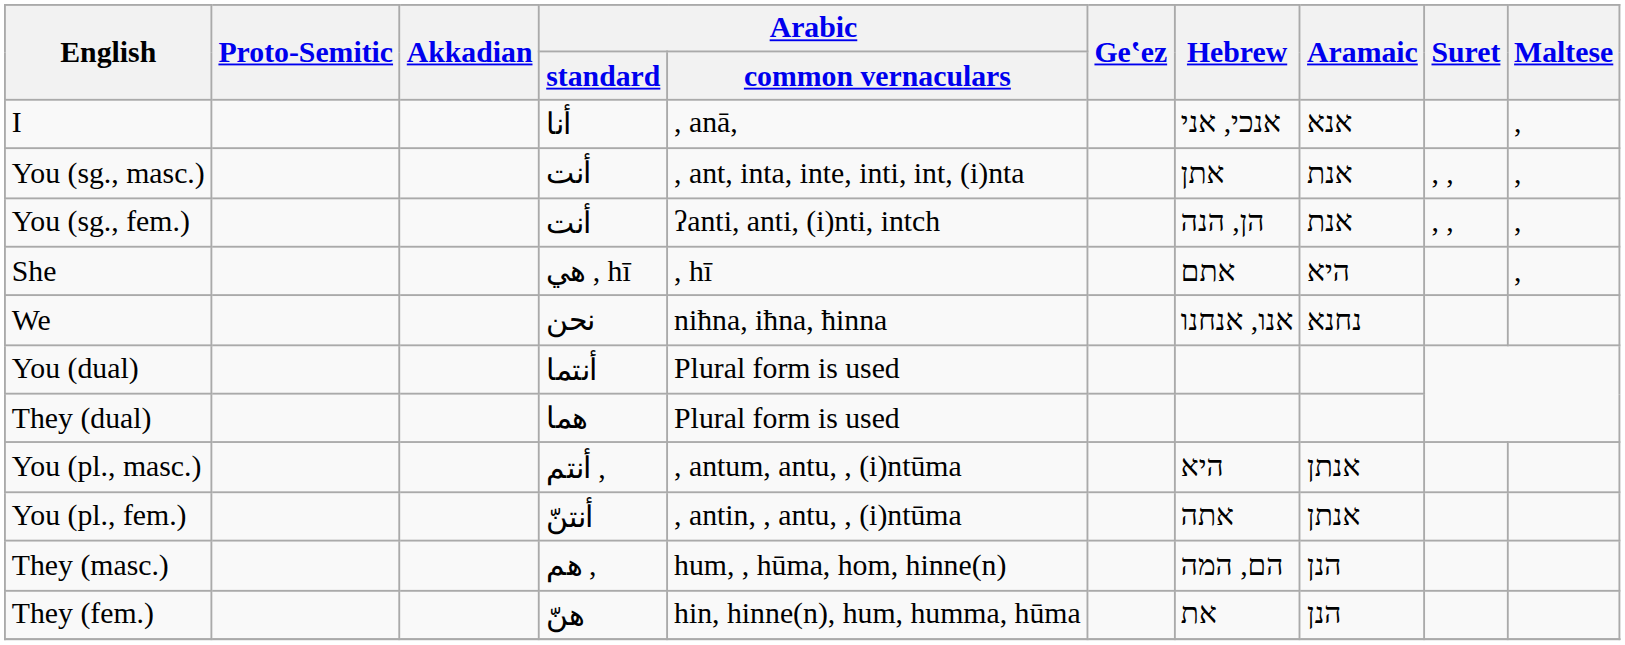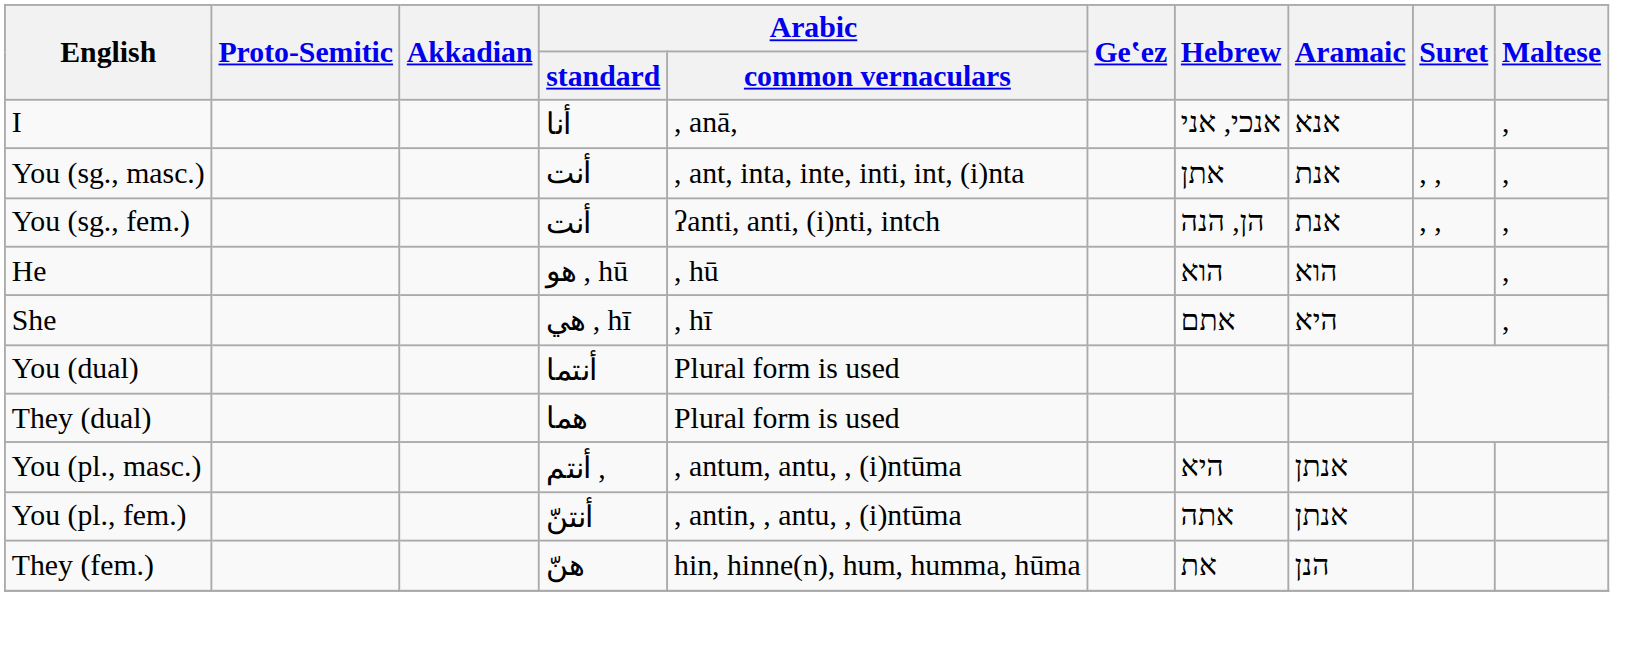+ row: (29, 270)
- row: (31, 319)
- row: (90, 564)
